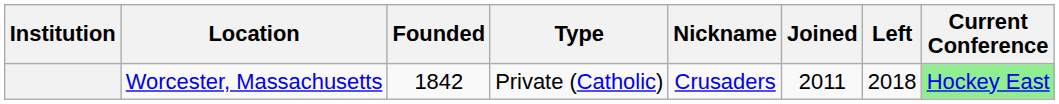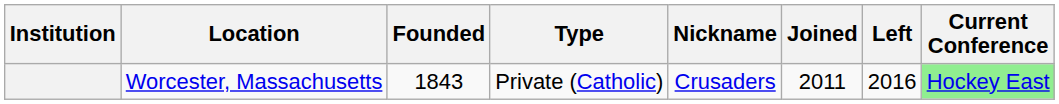(439, 81) 1842 -> (439, 81) 1843
(892, 81) 2018 -> (892, 81) 2016
